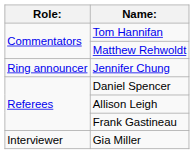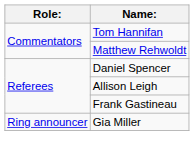- row: (131, 68)
(35, 140) Interviewer -> (47, 122) Ring announcer
